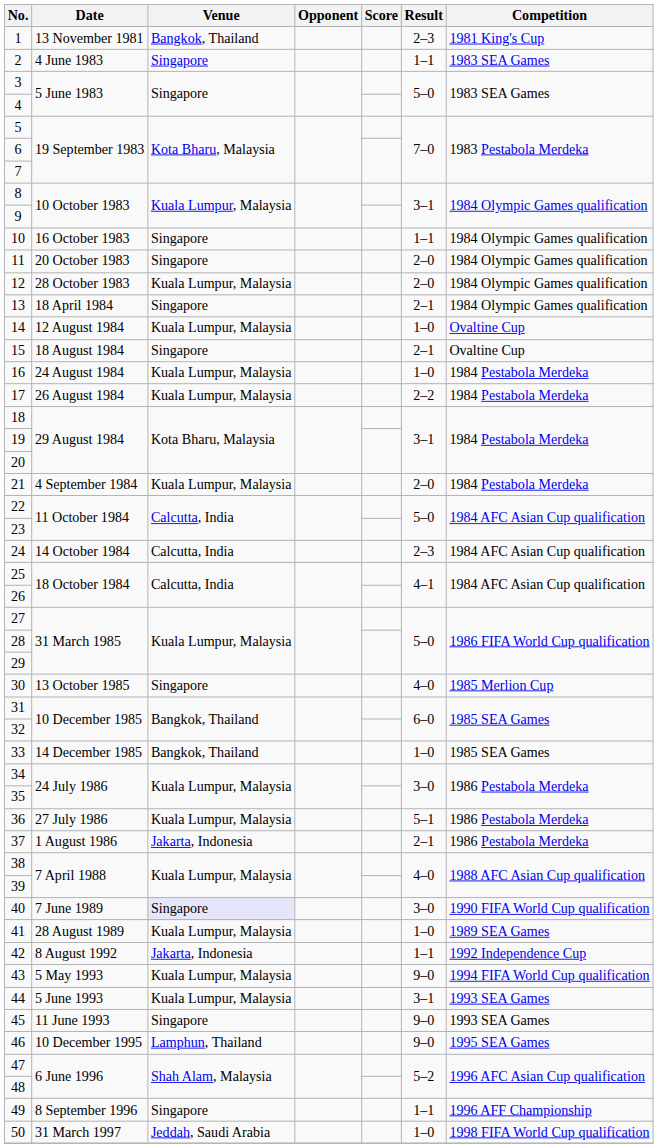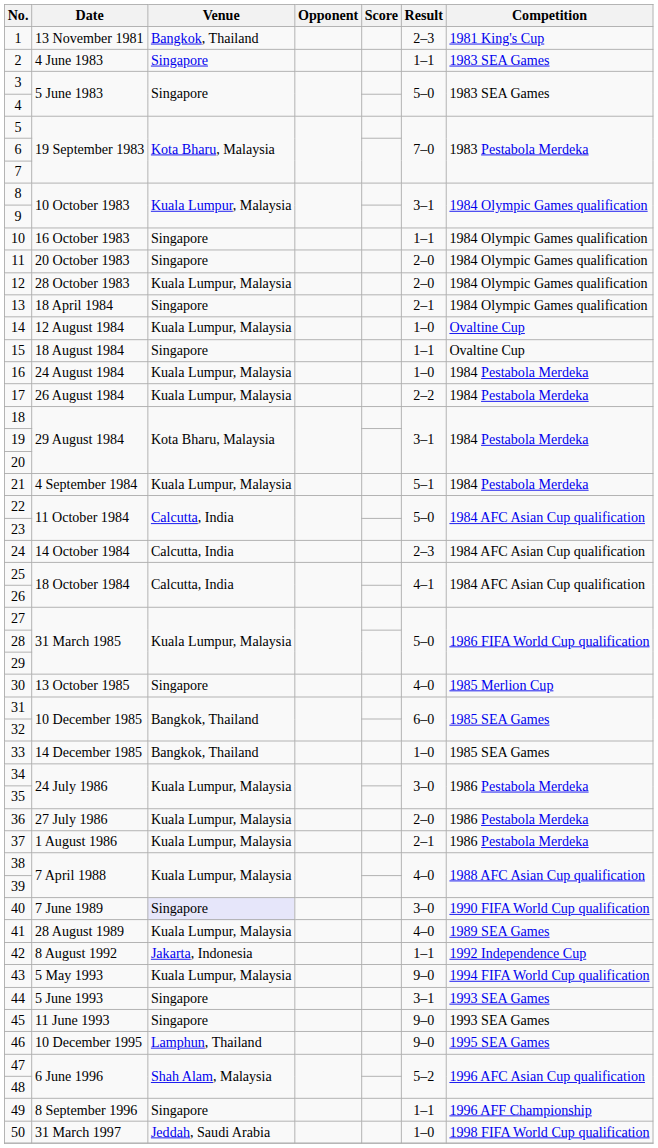(424, 350) 2–1 -> (424, 350) 1–1
(424, 484) 2–0 -> (424, 484) 5–1
(424, 819) 5–1 -> (424, 819) 2–0
(202, 841) Jakarta, Indonesia -> (221, 841) Kuala Lumpur, Malaysia
(424, 931) 1–0 -> (424, 931) 4–0
(221, 998) Kuala Lumpur, Malaysia -> (179, 998) Singapore
